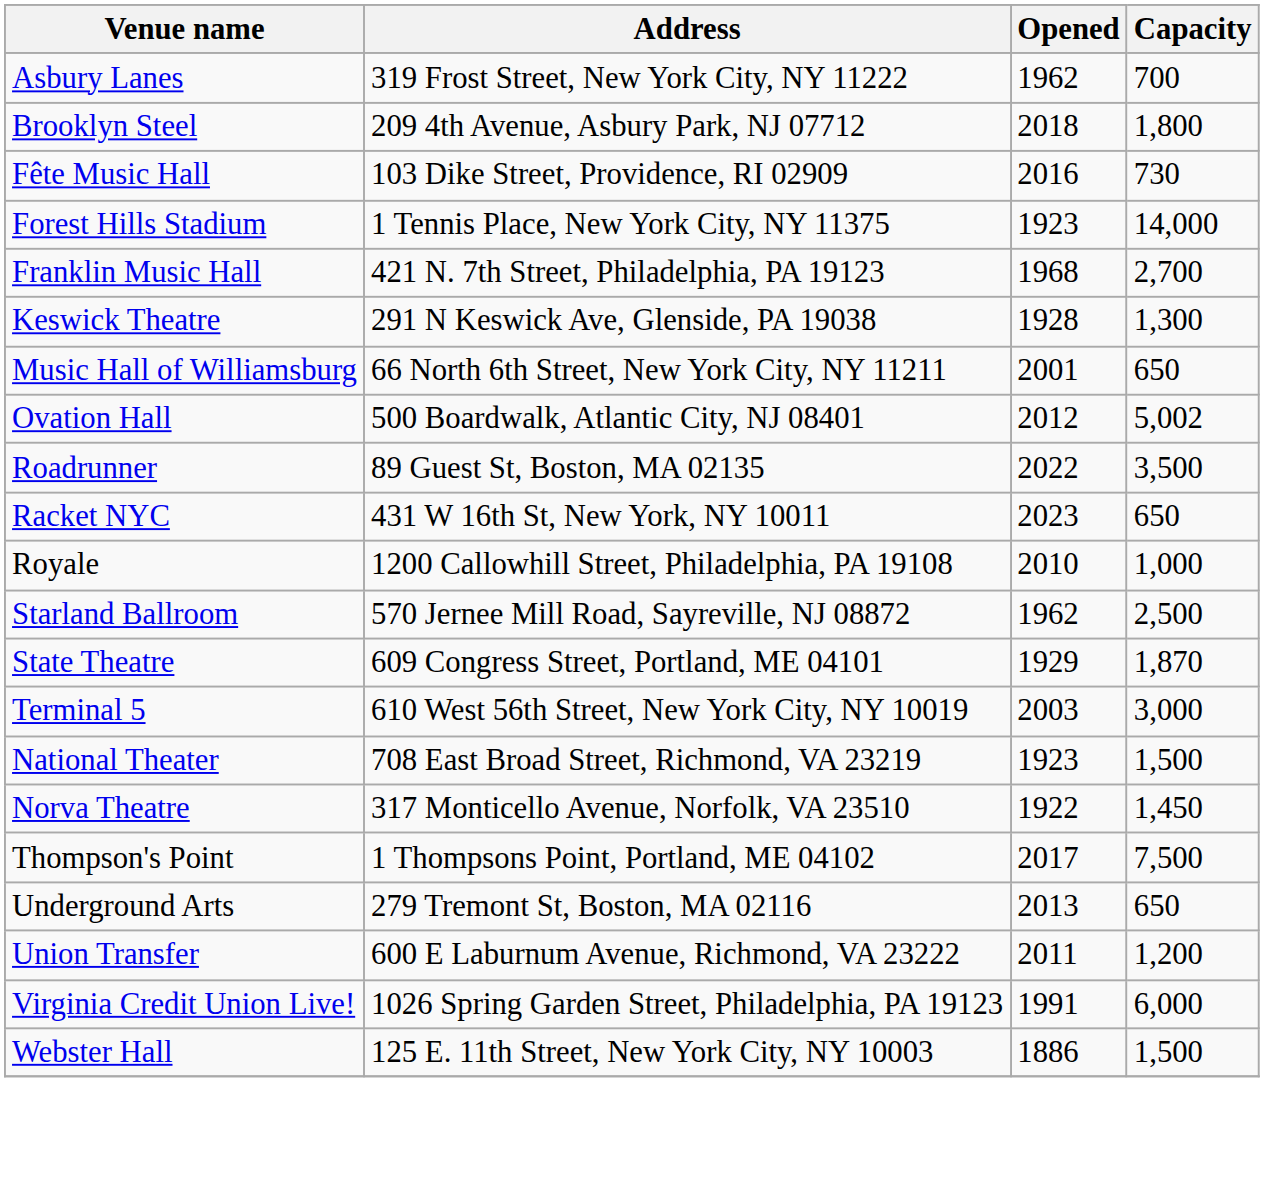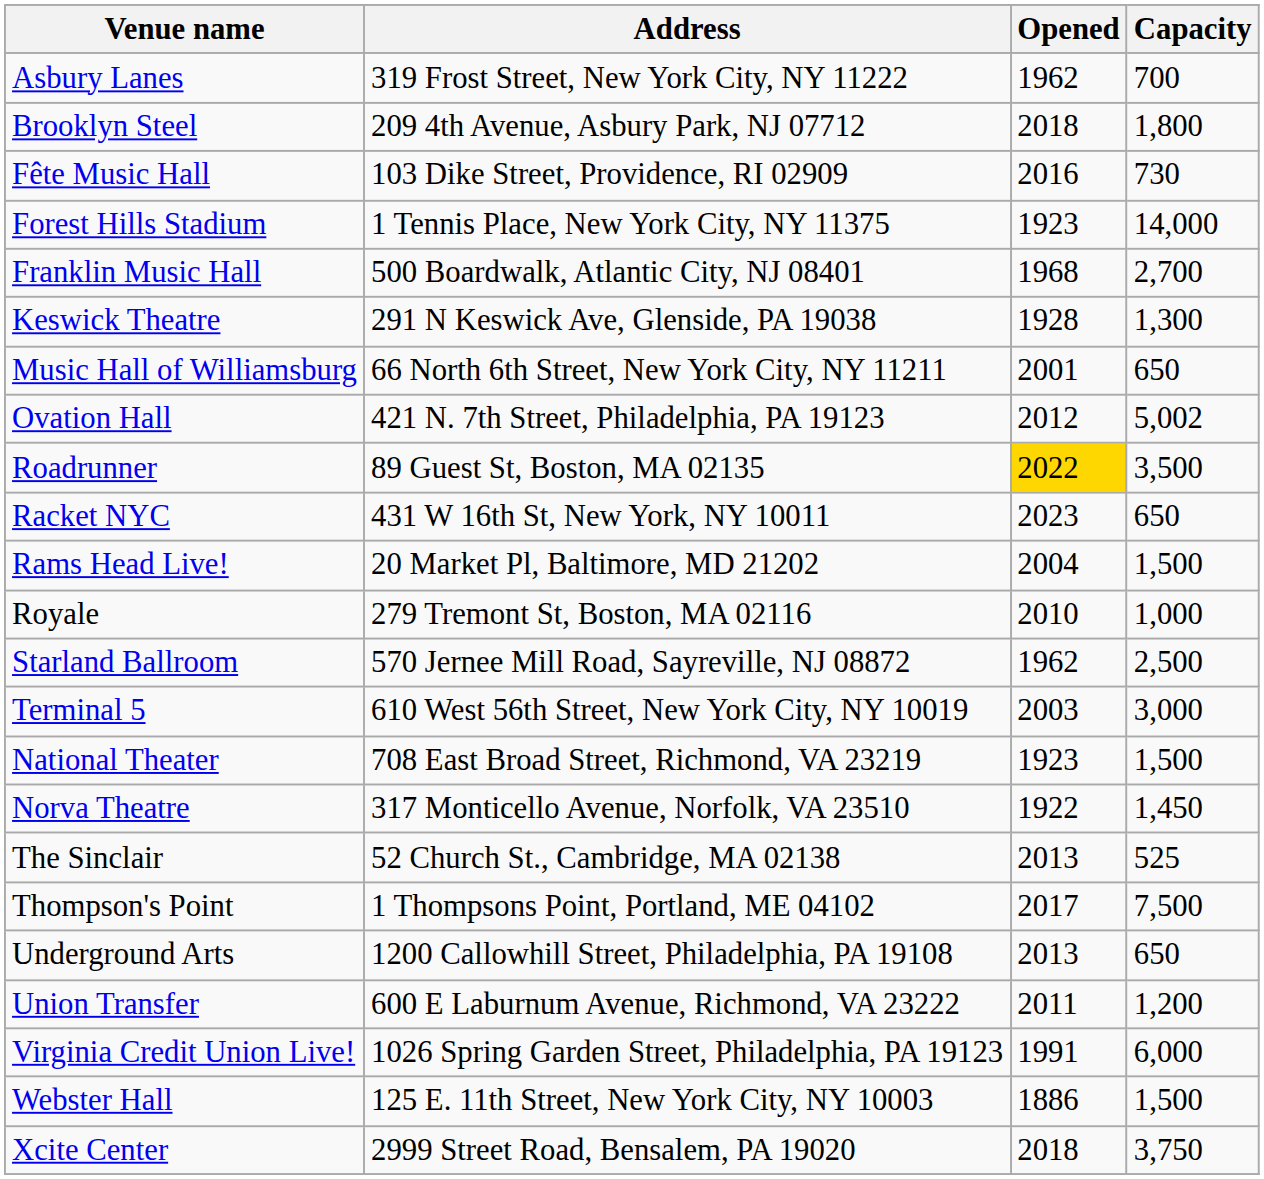(628, 272) 421 N. 7th Street, Philadelphia, PA 19123 -> (618, 272) 500 Boardwalk, Atlantic City, NJ 08401
(618, 418) 500 Boardwalk, Atlantic City, NJ 08401 -> (628, 418) 421 N. 7th Street, Philadelphia, PA 19123
(1048, 467) no background -> (1048, 467) gold background
+ row: (120, 564)
(662, 564) 1200 Callowhill Street, Philadelphia, PA 19108 -> (591, 613) 279 Tremont St, Boston, MA 02116
- row: (93, 662)
+ row: (88, 857)
(591, 905) 279 Tremont St, Boston, MA 02116 -> (662, 954) 1200 Callowhill Street, Philadelphia, PA 19108
+ row: (90, 1149)
